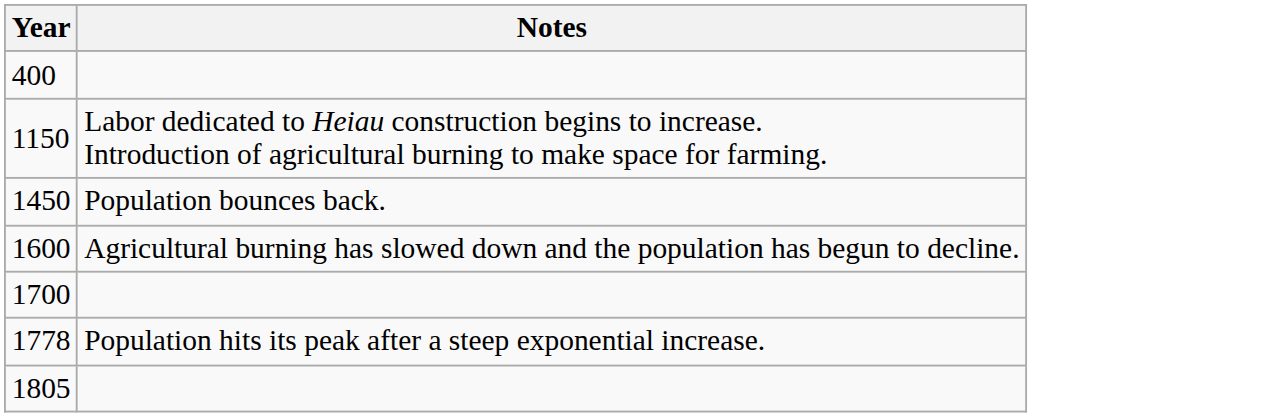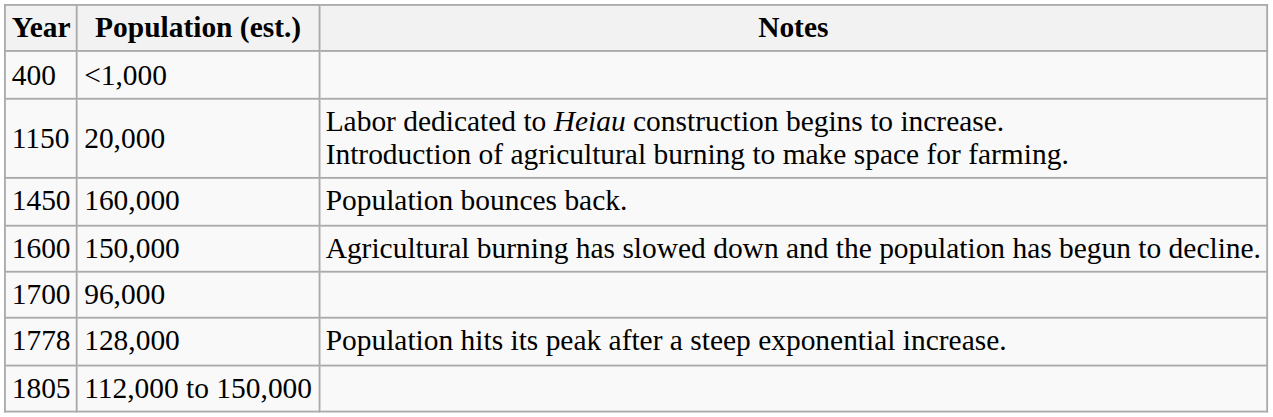+ column: (198, 27)
